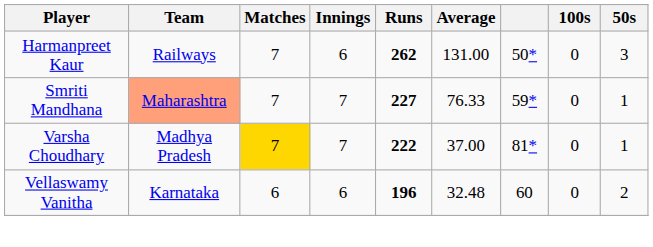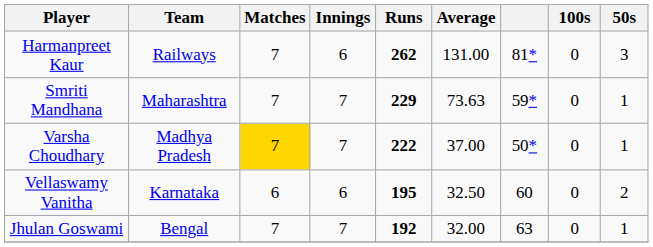(524, 54) 50* -> (524, 54) 81*
(184, 100) lightsalmon background -> (184, 100) no background
(404, 100) 227 -> (404, 100) 229
(466, 100) 76.33 -> (466, 100) 73.63
(524, 146) 81* -> (524, 146) 50*
(404, 192) 196 -> (404, 192) 195
(466, 192) 32.48 -> (466, 192) 32.50
+ row: (67, 228)
